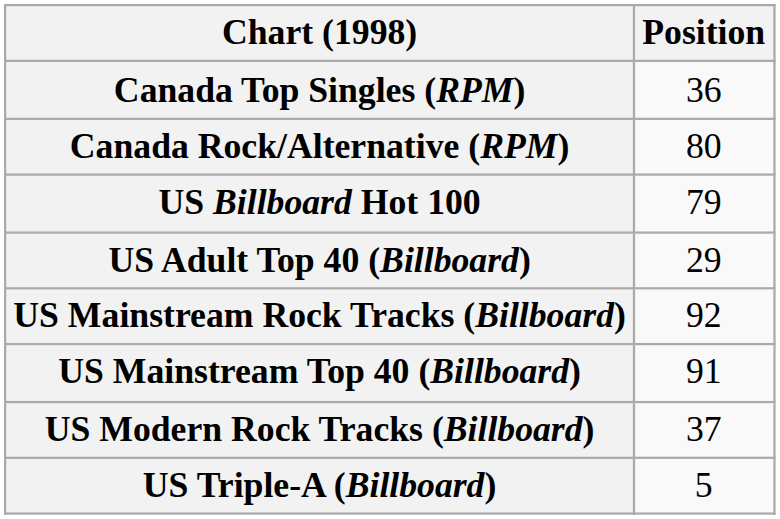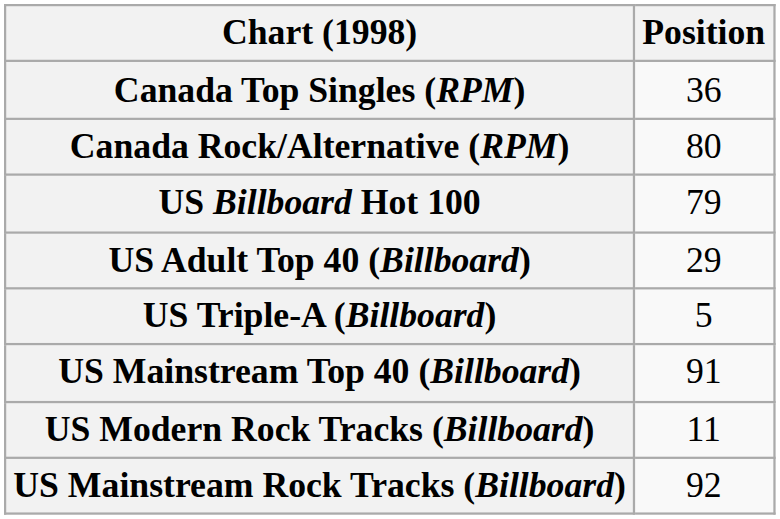rows swapped: (320, 315) <-> (320, 485)
(704, 428) 37 -> (704, 428) 11
